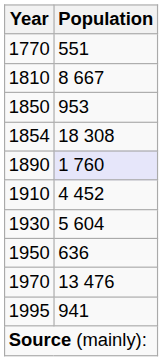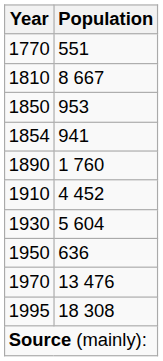(86, 136) 18 308 -> (74, 136) 941
(81, 165) lavender background -> (81, 165) no background
(74, 311) 941 -> (86, 311) 18 308
